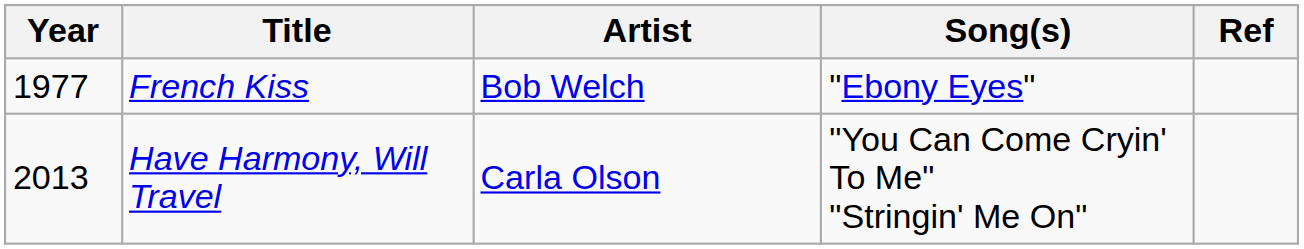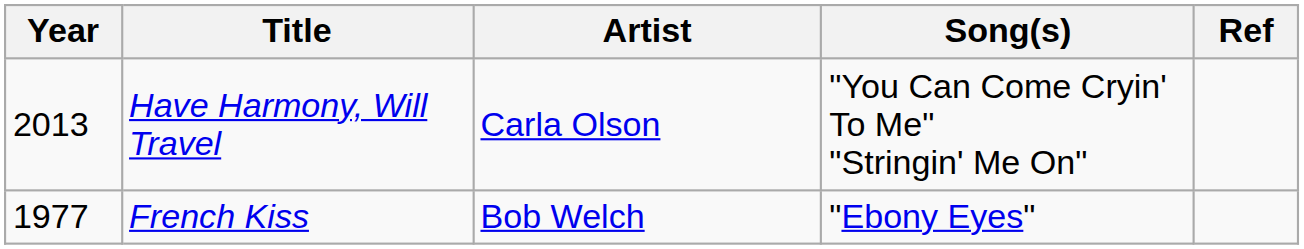rows swapped: (219, 85) <-> (278, 177)
